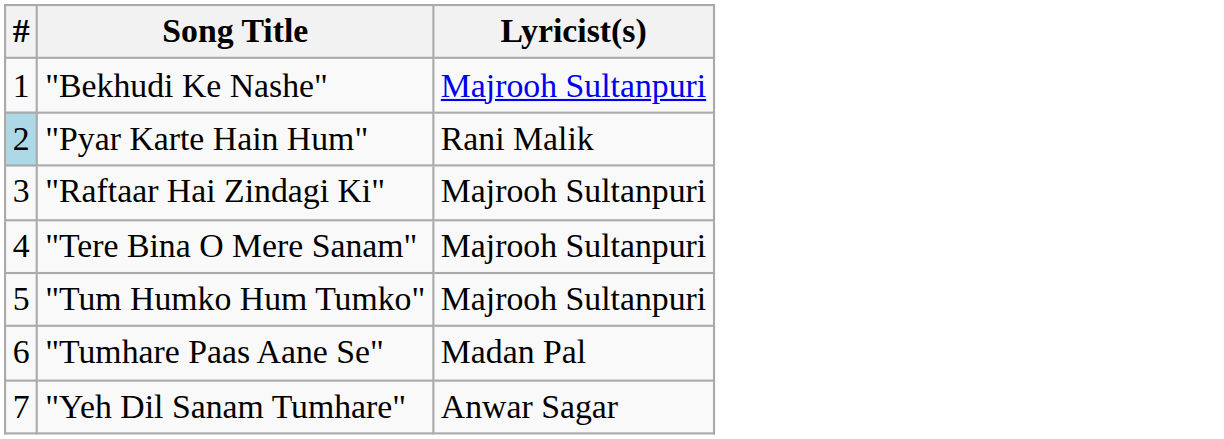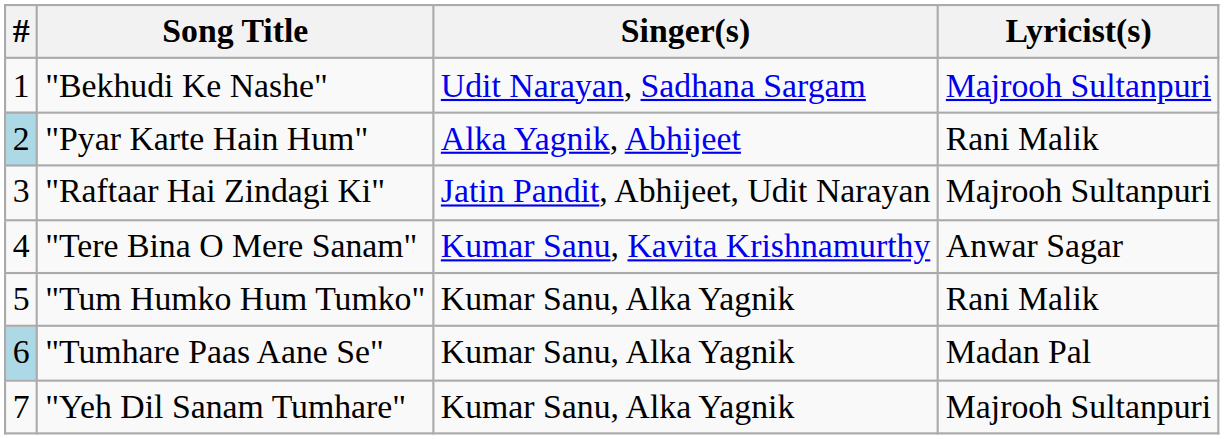+ column: (686, 31)
(574, 245) Majrooh Sultanpuri -> (1034, 245) Anwar Sagar
(574, 298) Majrooh Sultanpuri -> (1022, 298) Rani Malik
(21, 352) no background -> (21, 352) lightblue background
(529, 406) Anwar Sagar -> (1079, 406) Majrooh Sultanpuri
